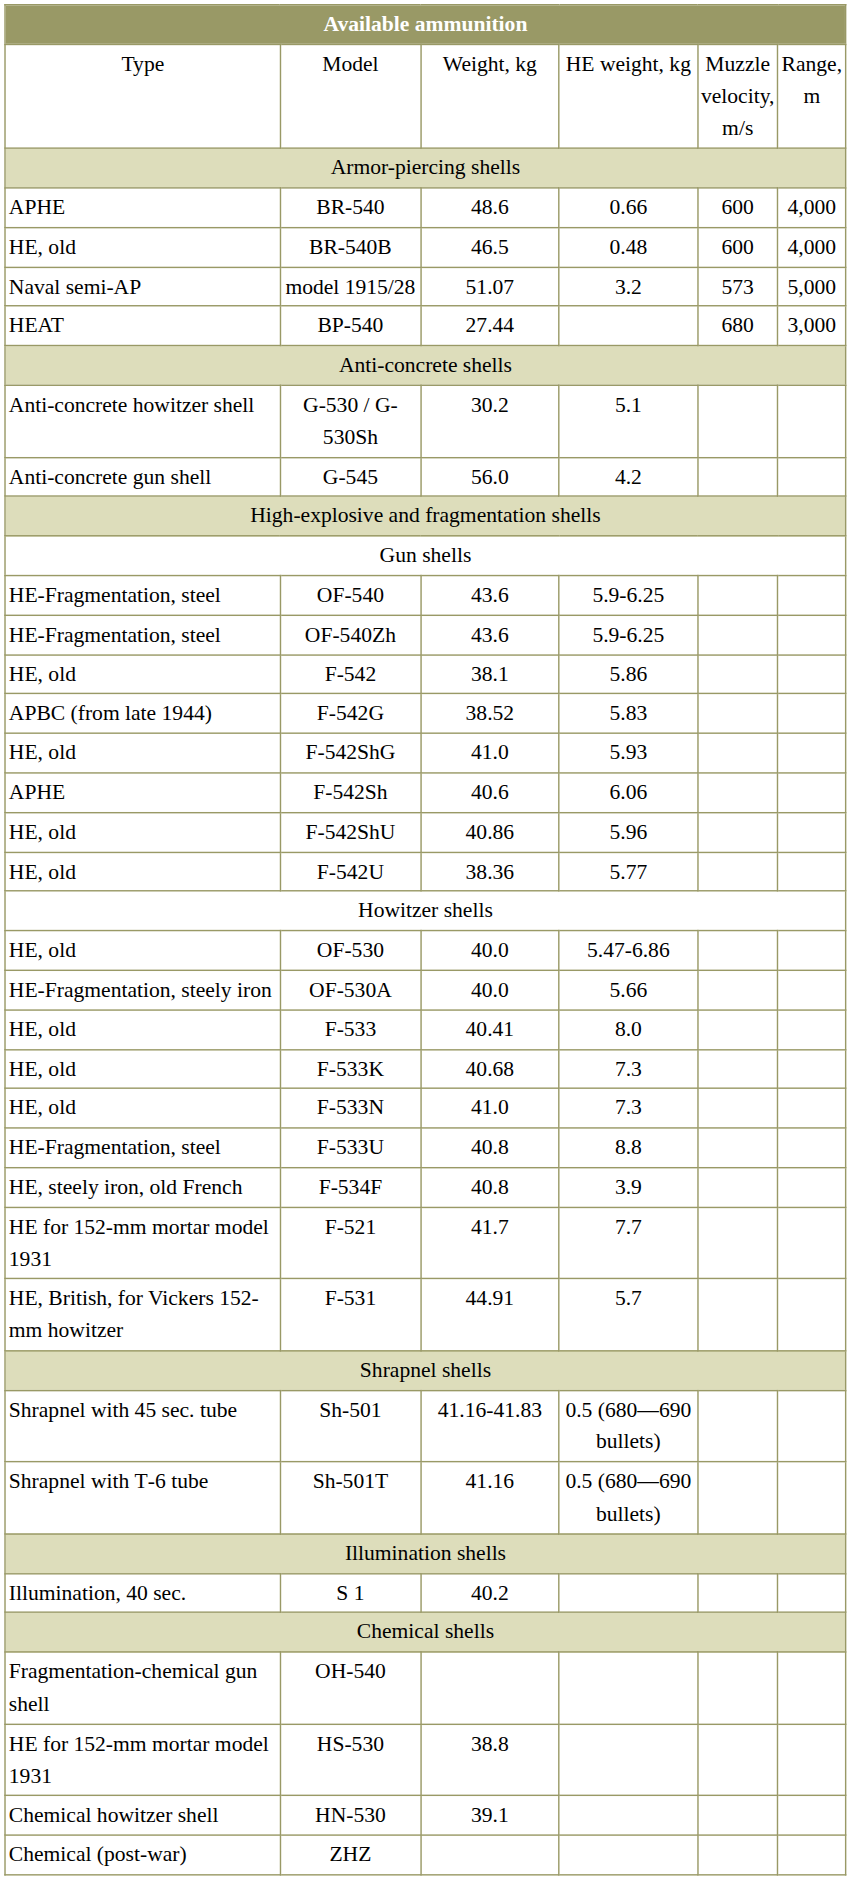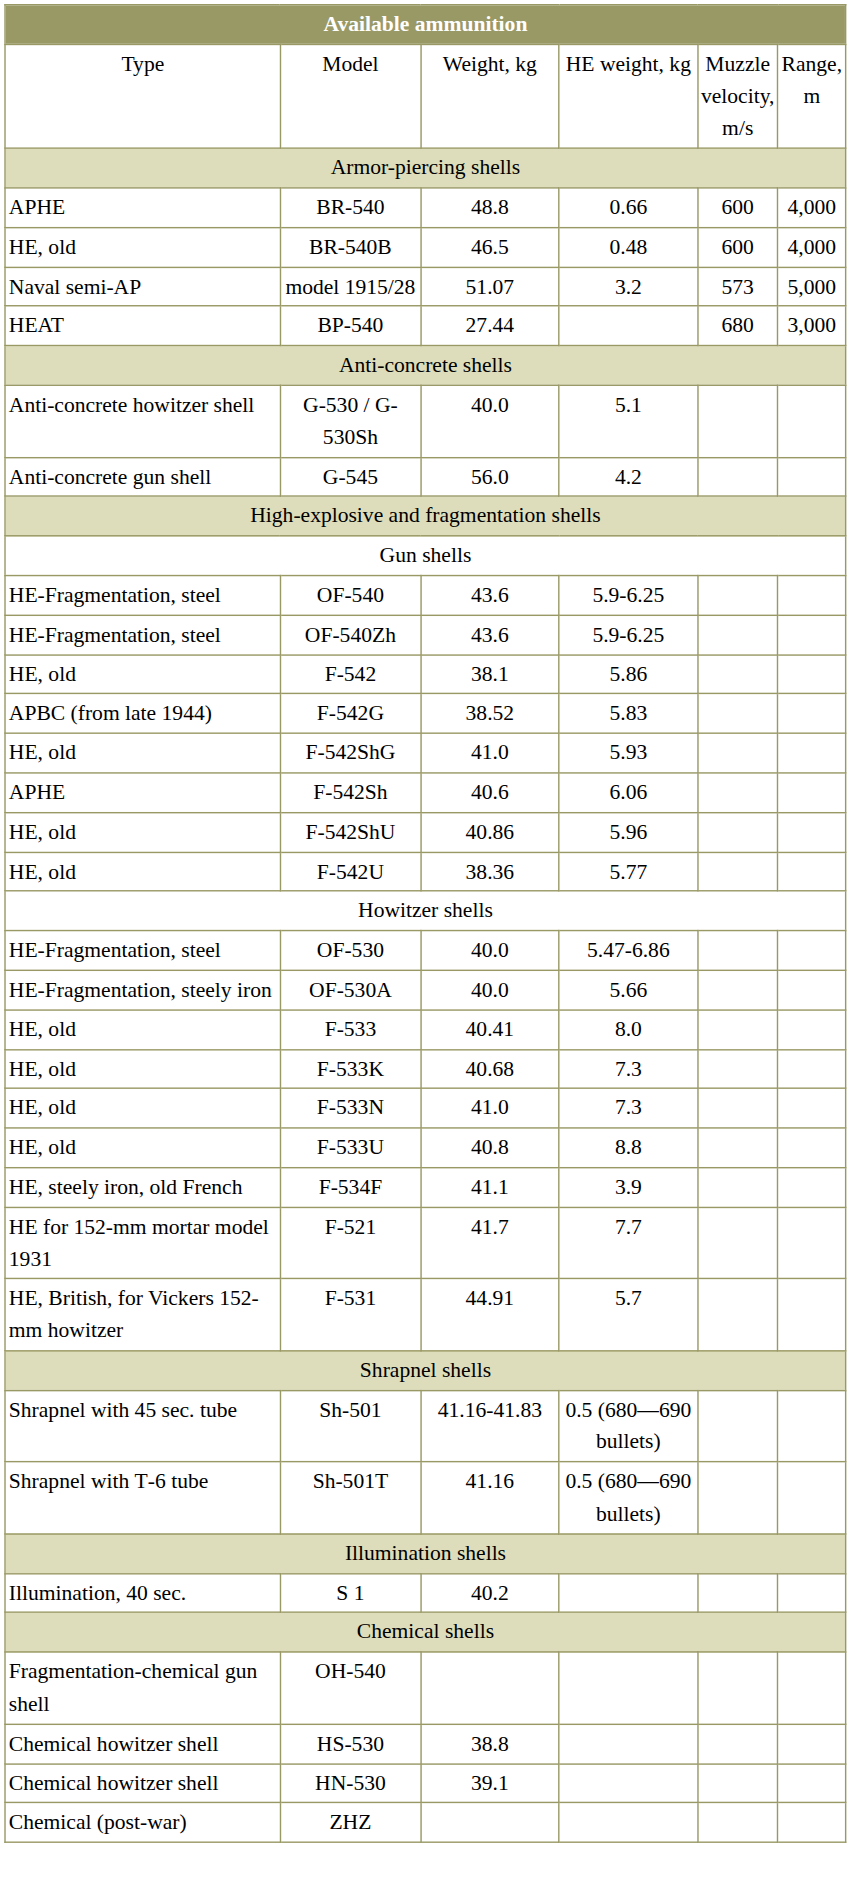(490, 206) 48.6 -> (490, 206) 48.8
(490, 404) 30.2 -> (490, 404) 40.0
(42, 949) HE, old -> (115, 949) HE-Fragmentation, steel
(115, 1147) HE-Fragmentation, steel -> (42, 1147) HE, old
(490, 1186) 40.8 -> (490, 1186) 41.1
(139, 1759) HE for 152-mm mortar model 1931 -> (114, 1743) Chemical howitzer shell
